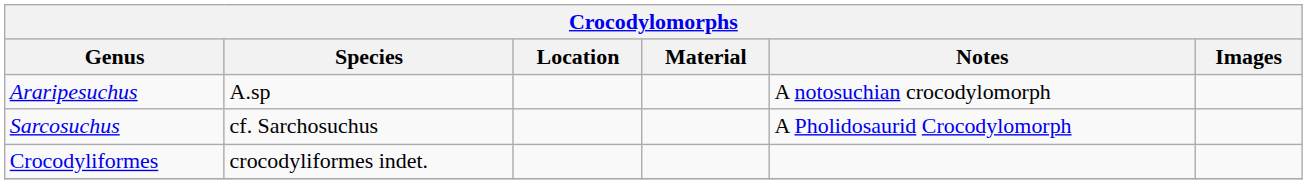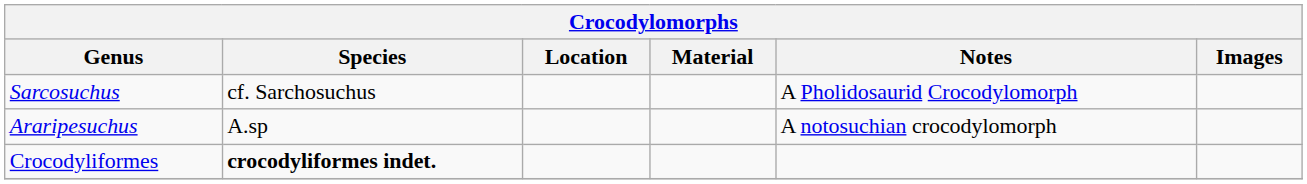rows swapped: (65, 126) <-> (74, 91)
(329, 160) normal -> (332, 160) bold
